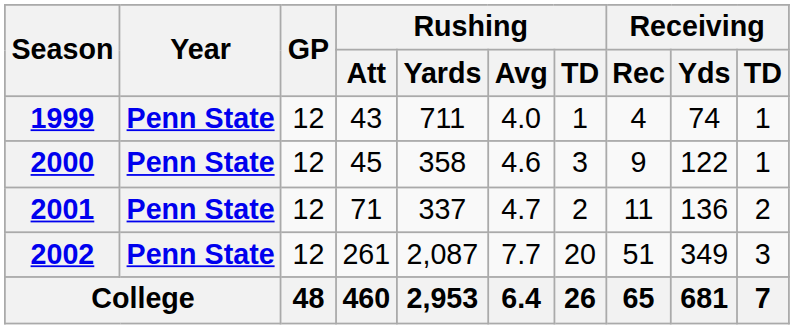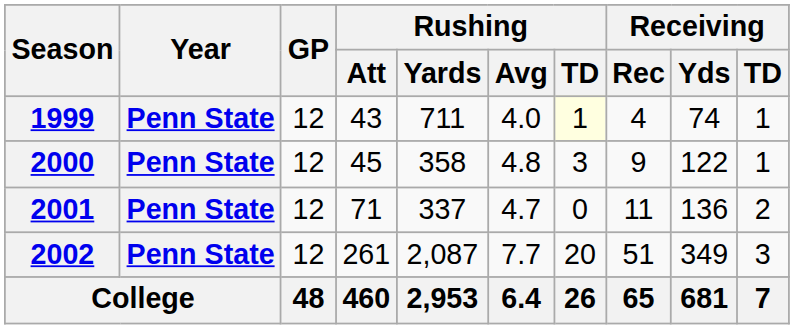(580, 118) no background -> (580, 118) lightyellow background
(521, 163) 4.6 -> (521, 163) 4.8
(580, 208) 2 -> (580, 208) 0
